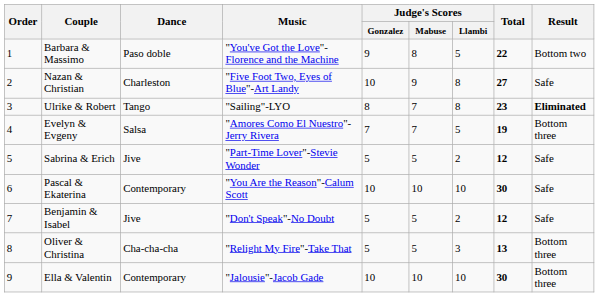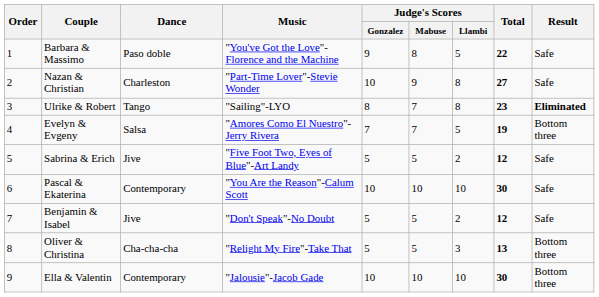(560, 53) Bottom two -> (544, 53) Safe
(279, 83) "Five Foot Two, Eyes of Blue"-Art Landy -> (281, 83) "Part-Time Lover"-Stevie Wonder
(281, 159) "Part-Time Lover"-Stevie Wonder -> (279, 159) "Five Foot Two, Eyes of Blue"-Art Landy
